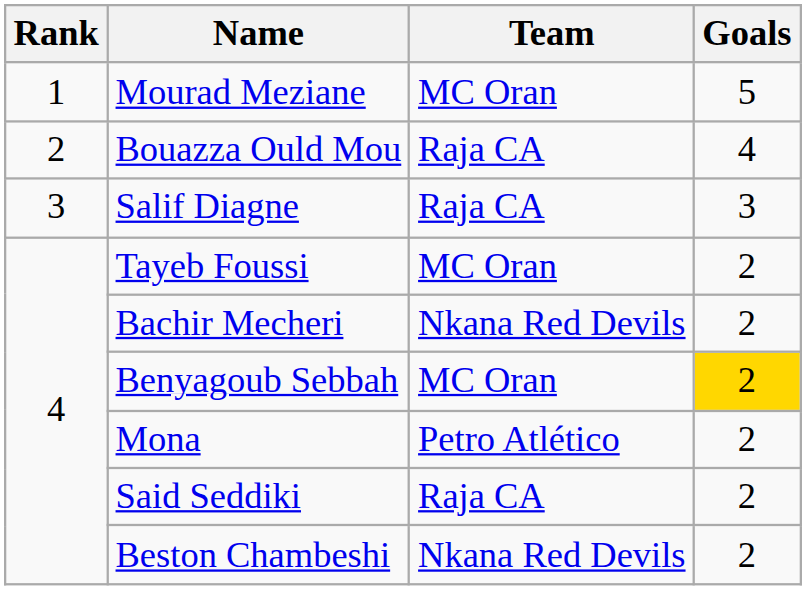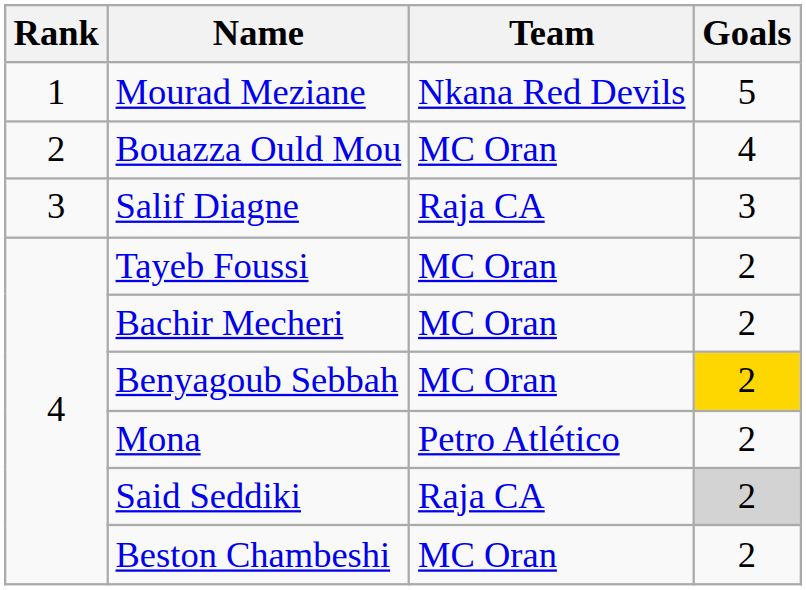(487, 91) MC Oran -> (552, 91) Nkana Red Devils
(481, 149) Raja CA -> (487, 149) MC Oran
(552, 322) Nkana Red Devils -> (487, 322) MC Oran
(747, 496) no background -> (747, 496) lightgrey background
(552, 554) Nkana Red Devils -> (487, 554) MC Oran
